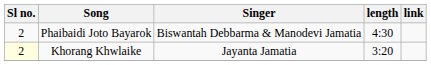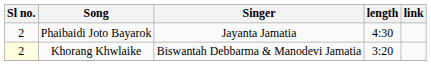(259, 32) Biswantah Debbarma & Manodevi Jamatia -> (259, 32) Jayanta Jamatia
(259, 51) Jayanta Jamatia -> (259, 51) Biswantah Debbarma & Manodevi Jamatia
